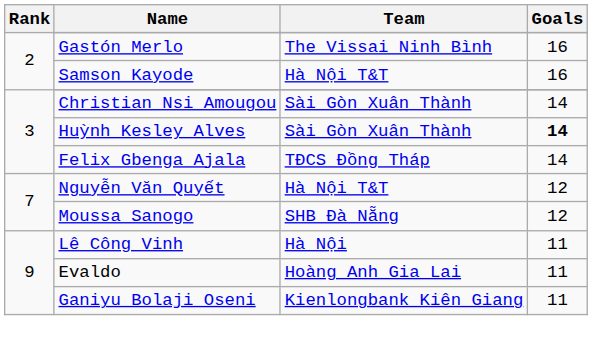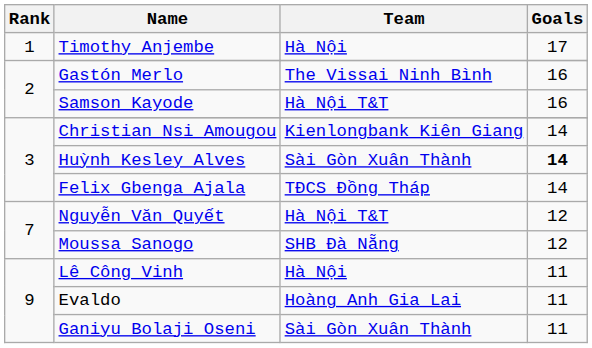+ row: (30, 47)
(378, 103) Sài Gòn Xuân Thành -> (404, 131) Kienlongbank Kiên Giang
(404, 301) Kienlongbank Kiên Giang -> (378, 329) Sài Gòn Xuân Thành
